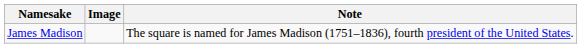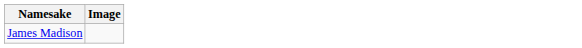- column: (350, 14)
